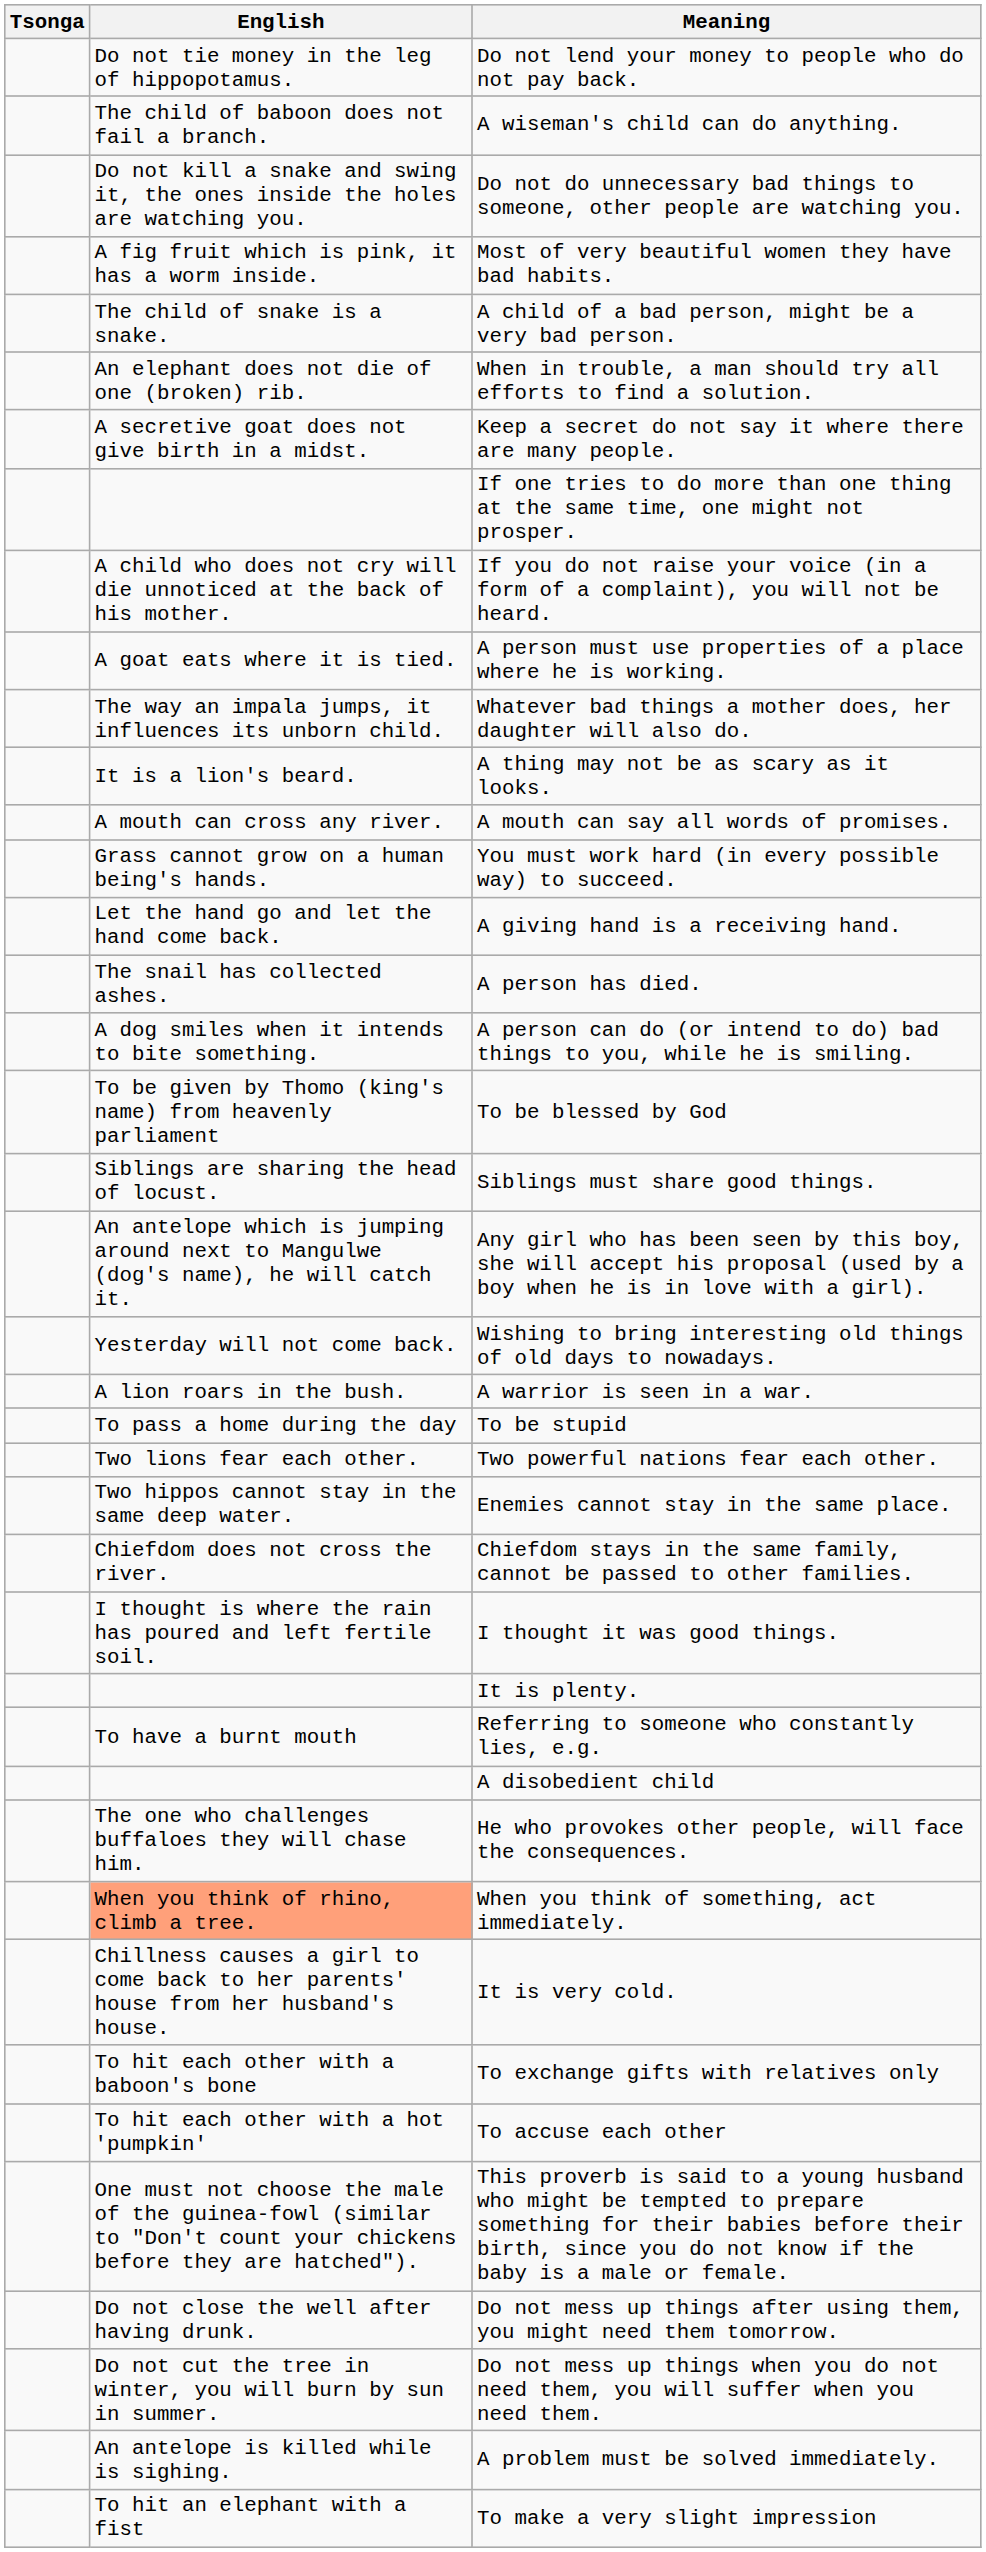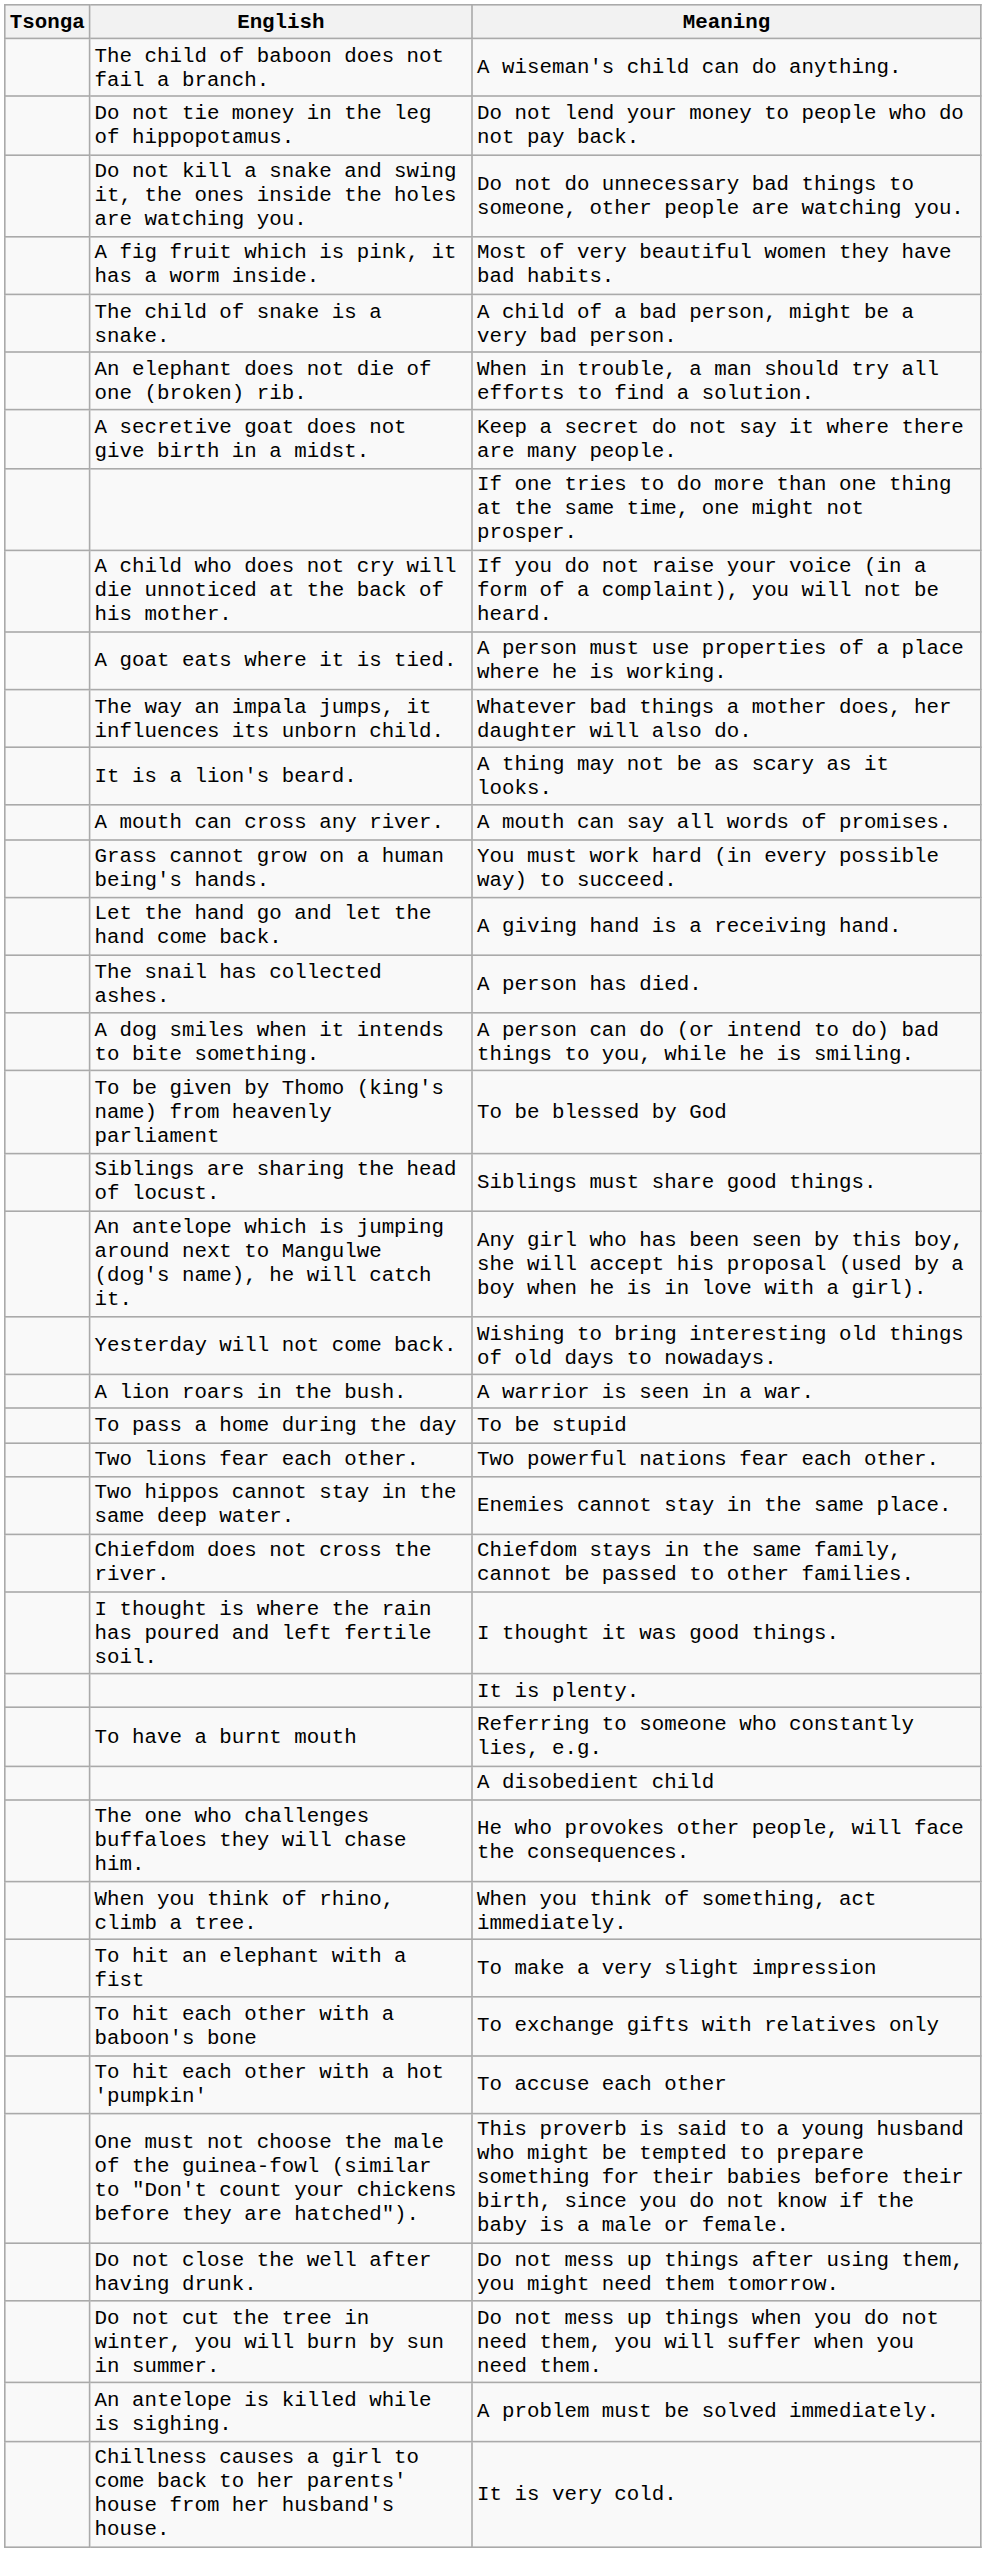rows swapped: (689, 126) <-> (720, 68)
(244, 1911) lightsalmon background -> (244, 1911) no background
rows swapped: (677, 2518) <-> (577, 1992)
